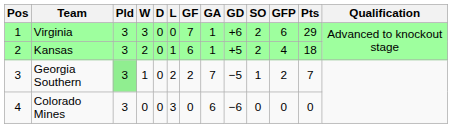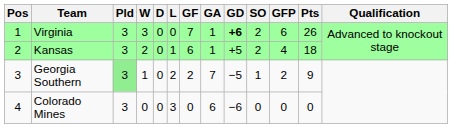(235, 32) normal -> (235, 32) bold
(310, 32) 29 -> (310, 32) 26
(310, 75) 7 -> (310, 75) 9
